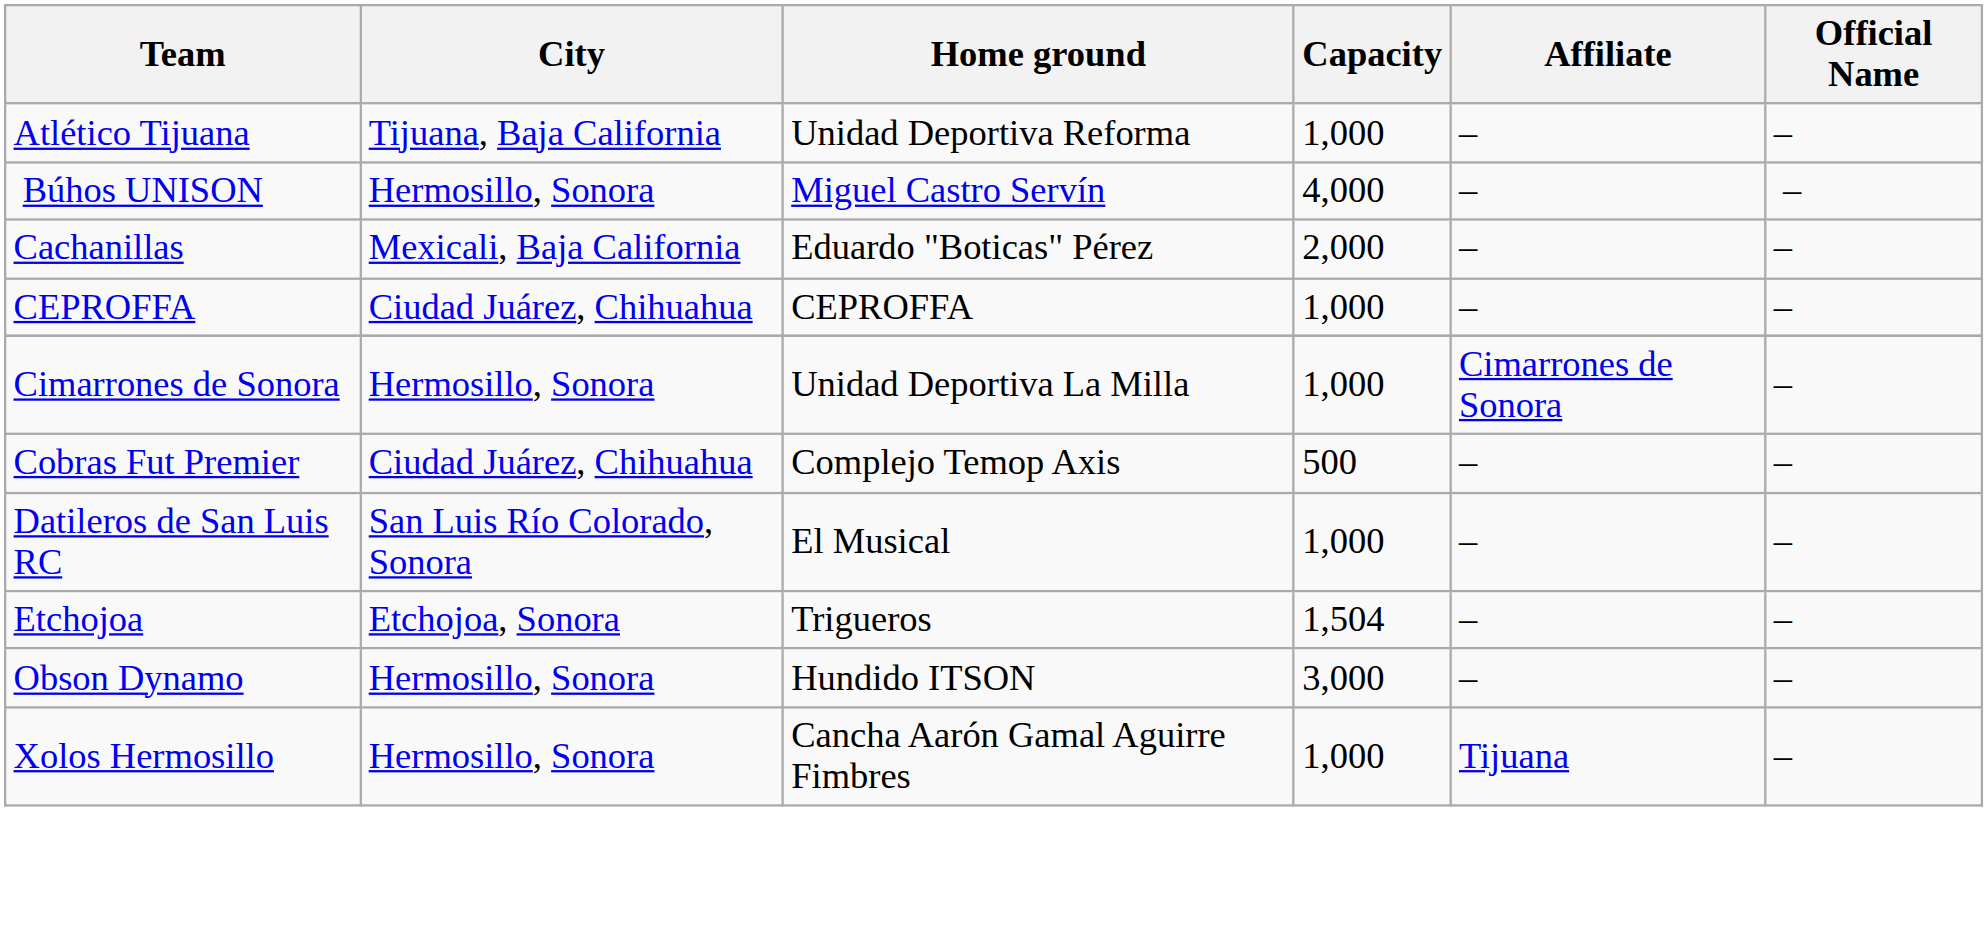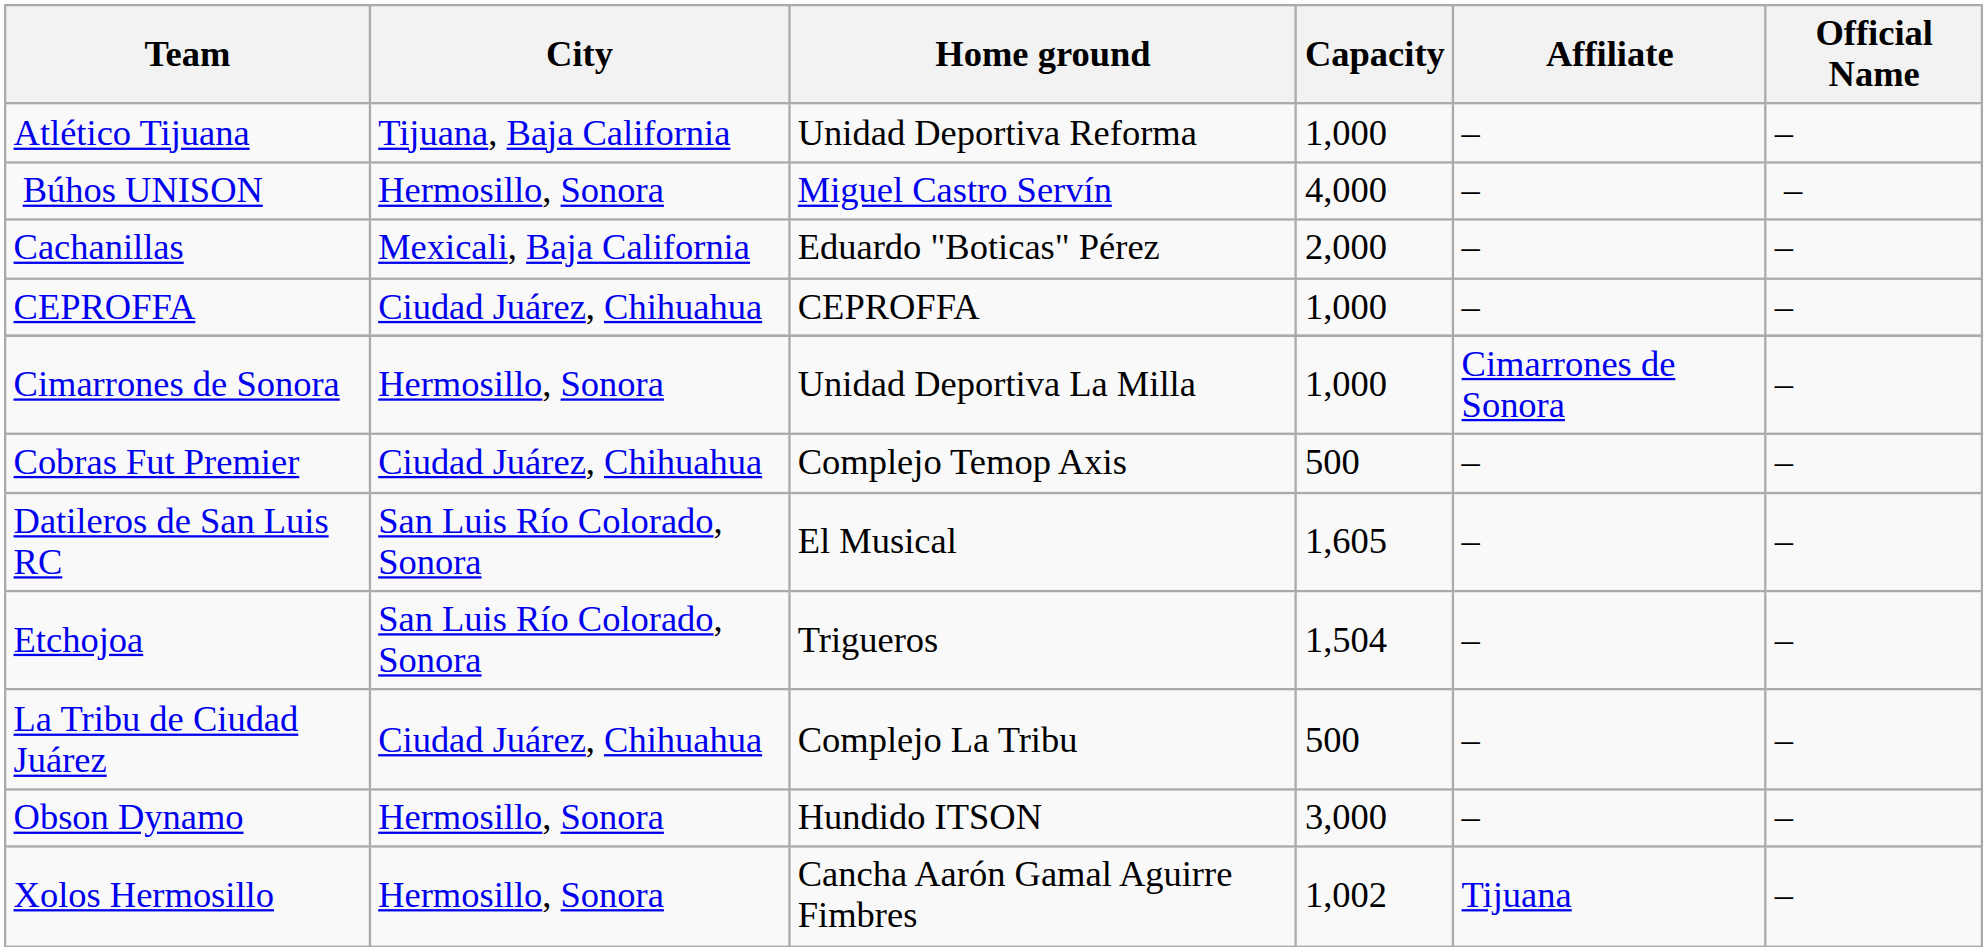(1343, 541) 1,000 -> (1346, 541) 1,605
(494, 619) Etchojoa, Sonora -> (550, 639) San Luis Río Colorado, Sonora
+ row: (156, 738)
(1343, 755) 1,000 -> (1346, 895) 1,002
